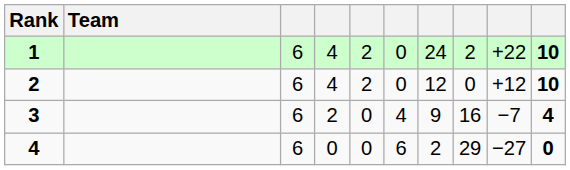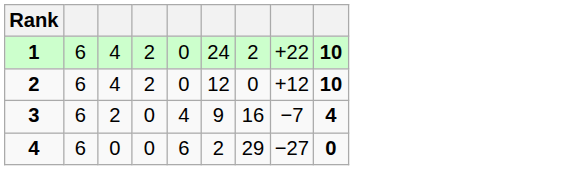- column: (93, 20)
